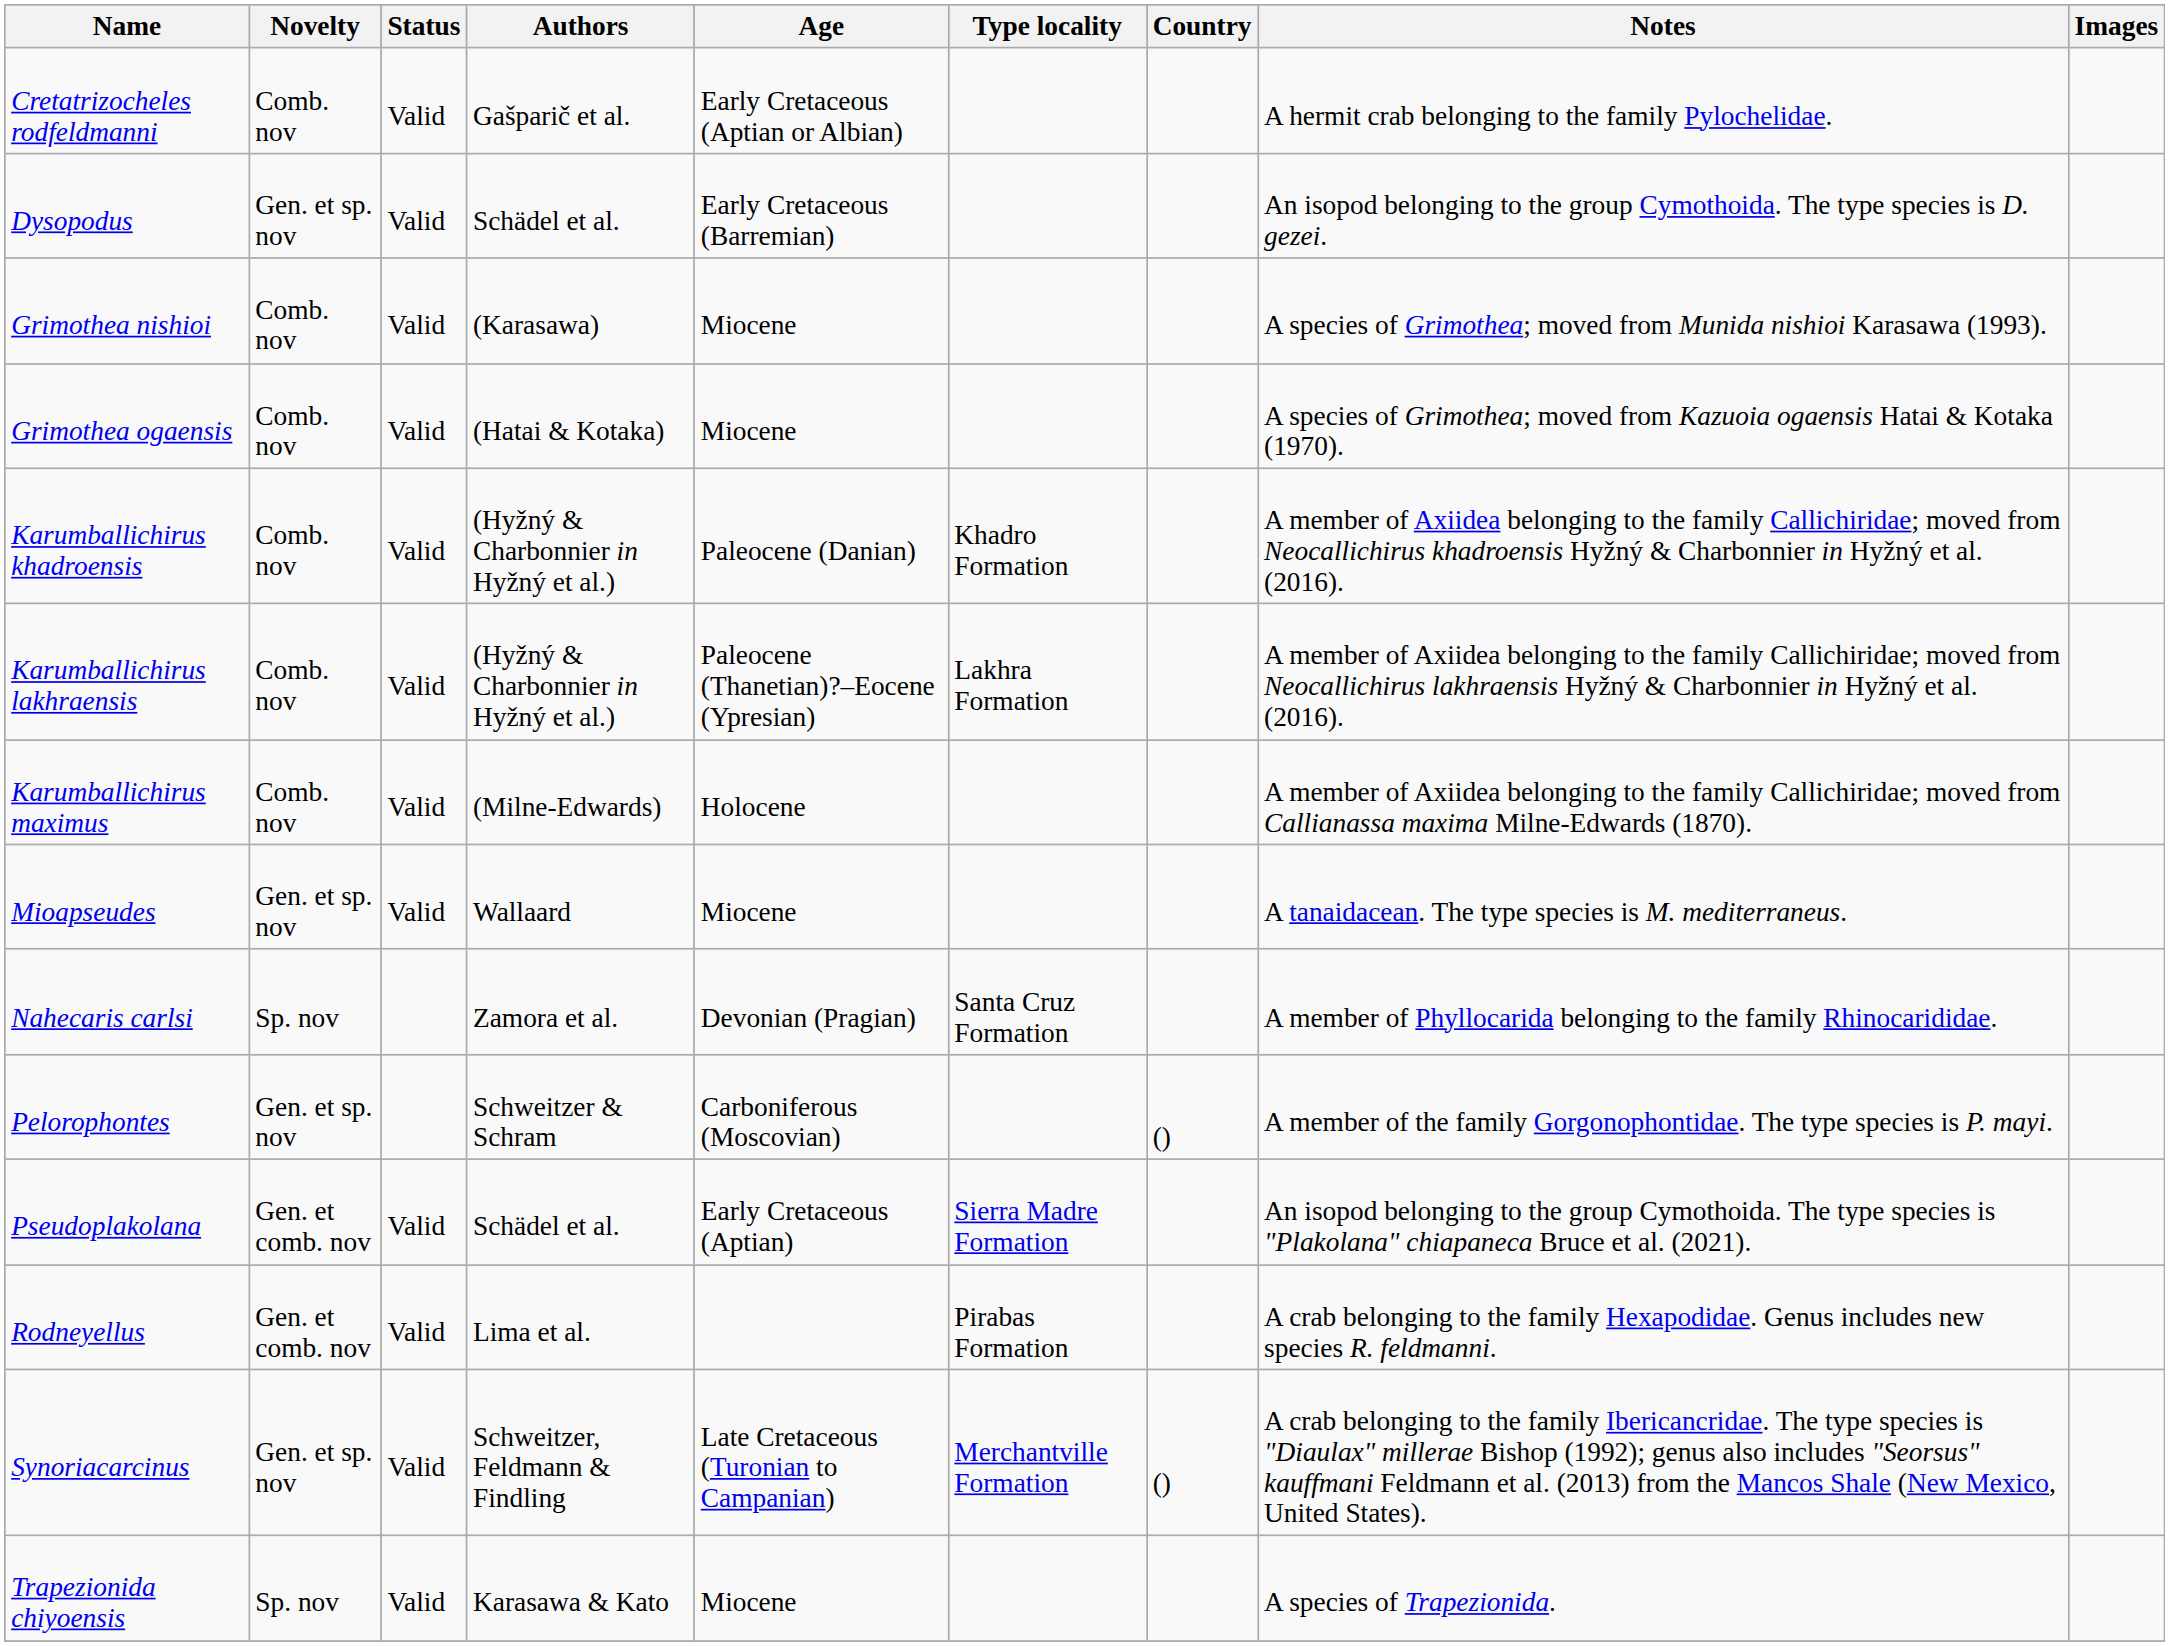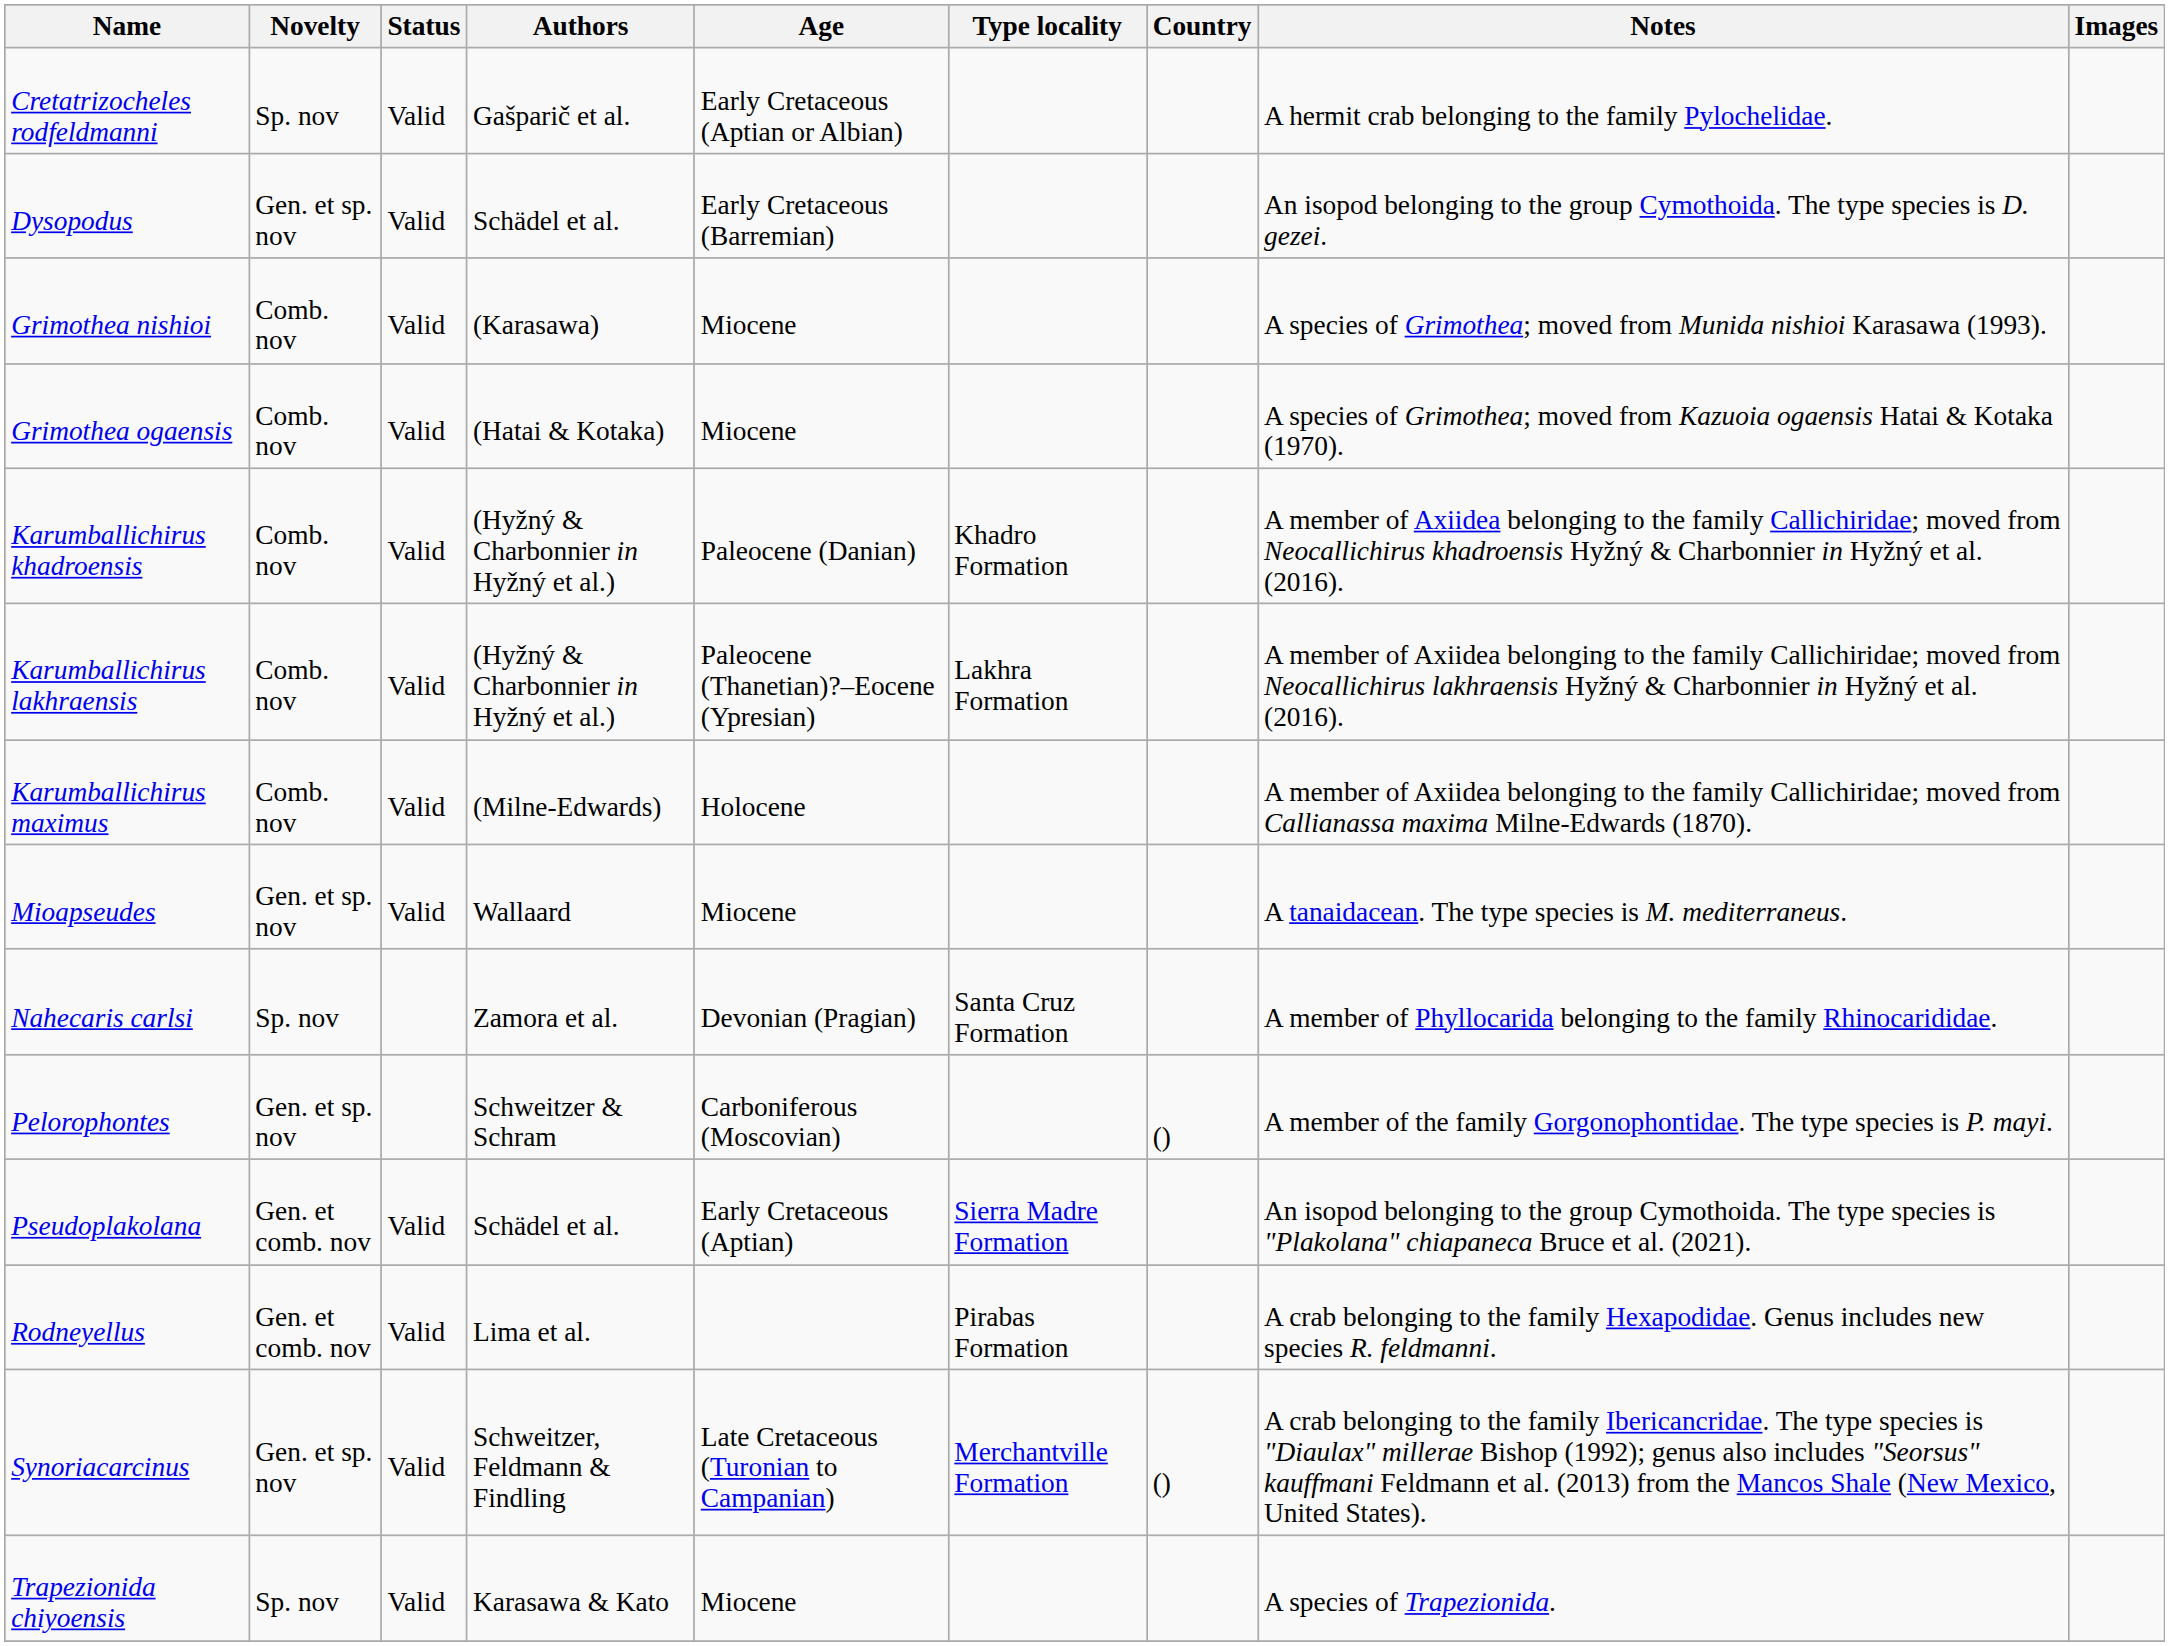(292, 115) Comb. nov -> (297, 115) Sp. nov
